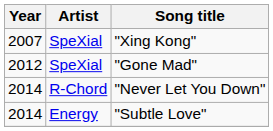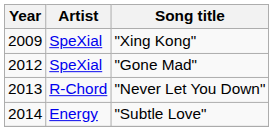(25, 41) 2007 -> (25, 41) 2009
(25, 89) 2014 -> (25, 89) 2013
